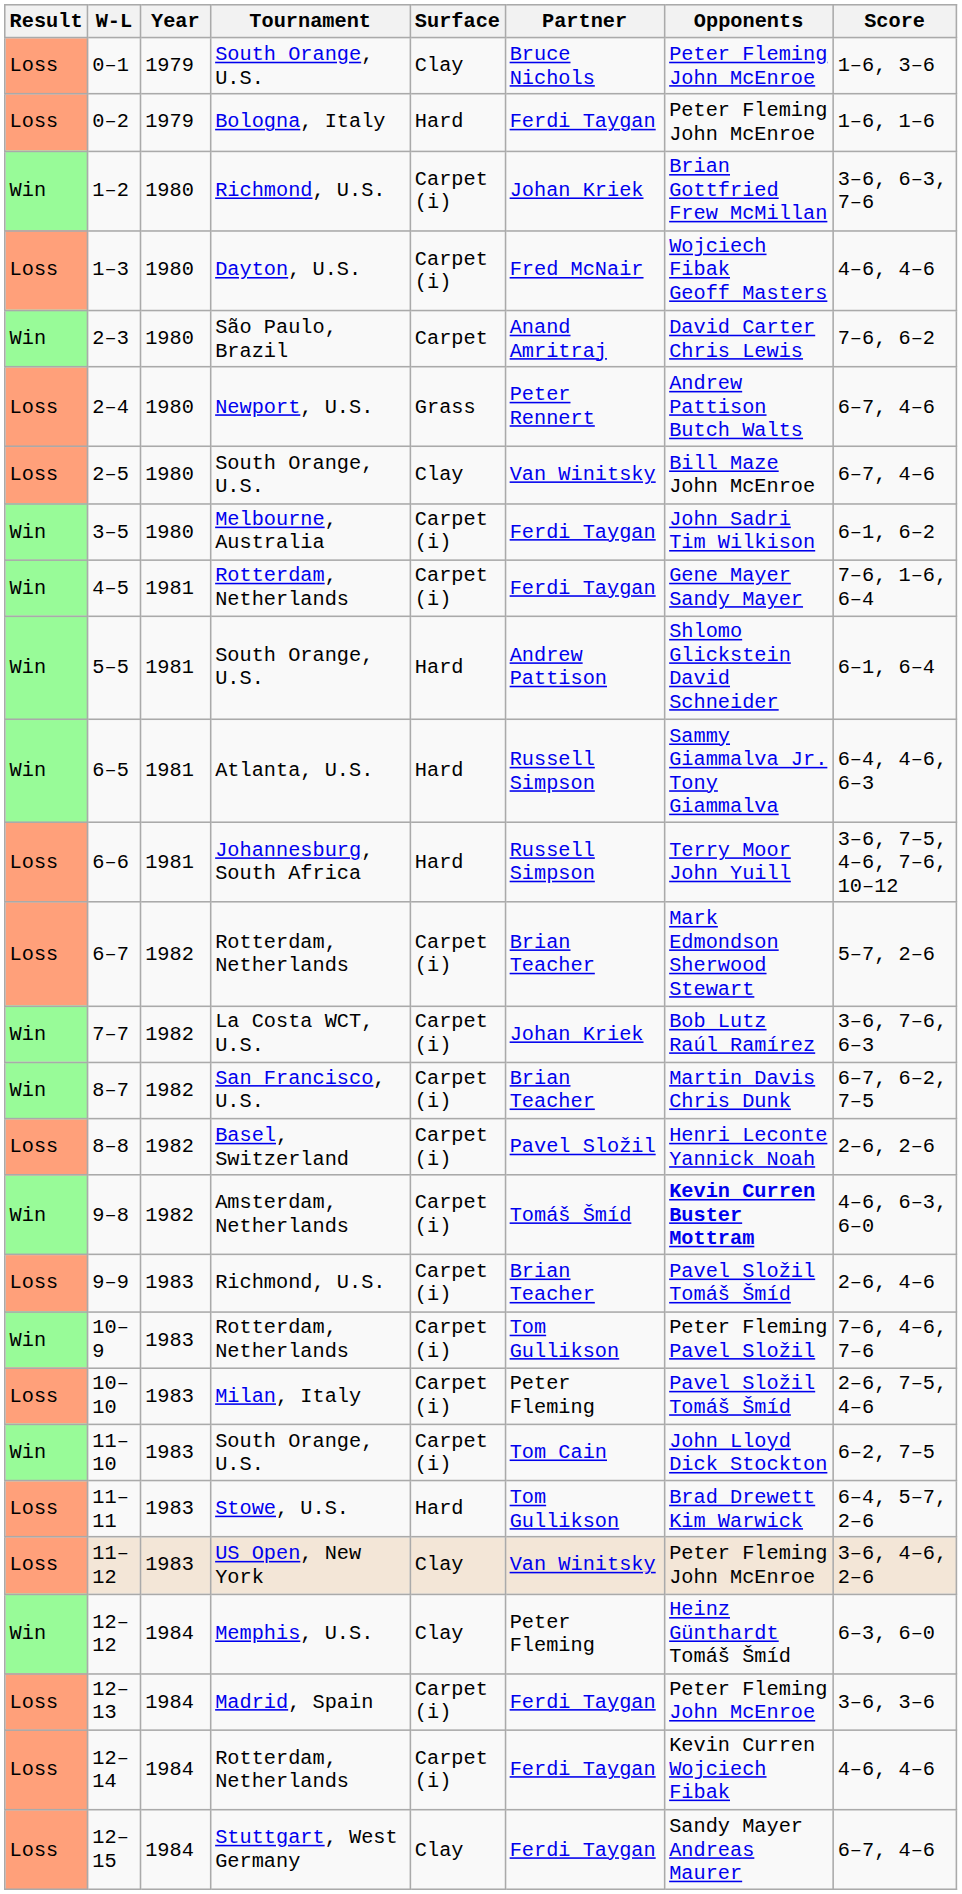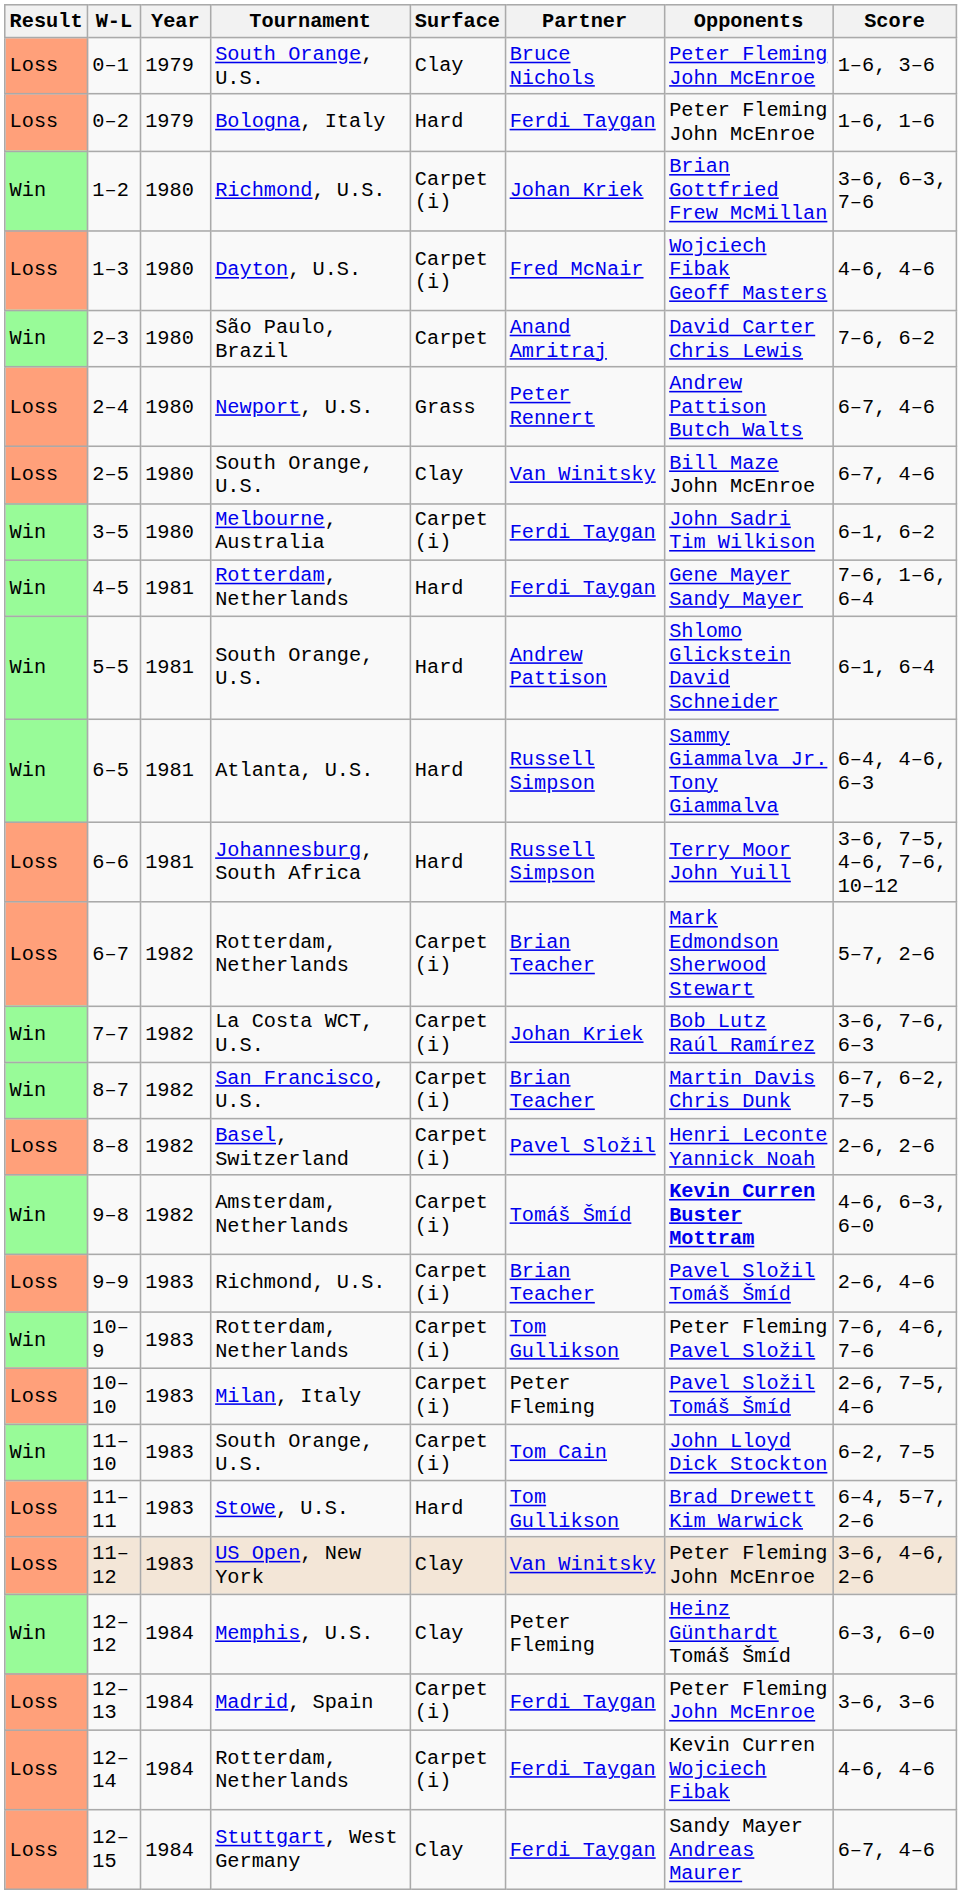(451, 588) Carpet (i) -> (439, 588) Hard
